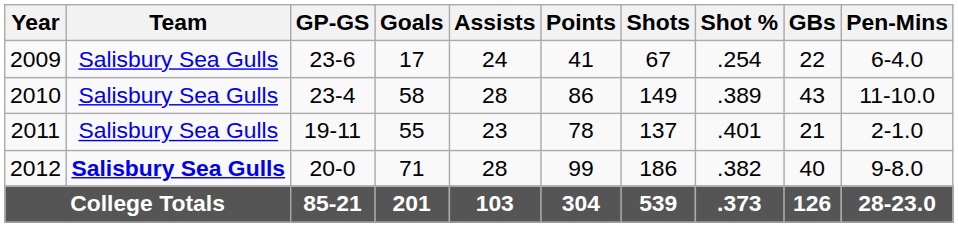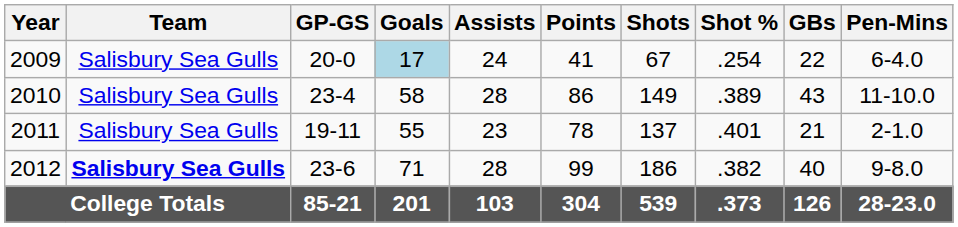(332, 58) 23-6 -> (332, 58) 20-0
(412, 58) no background -> (412, 58) lightblue background
(332, 167) 20-0 -> (332, 167) 23-6
